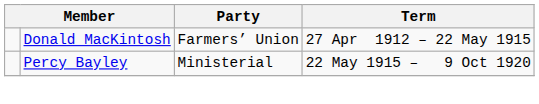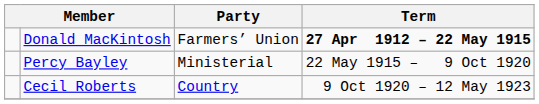(418, 40) normal -> (418, 40) bold
+ row: (80, 87)
